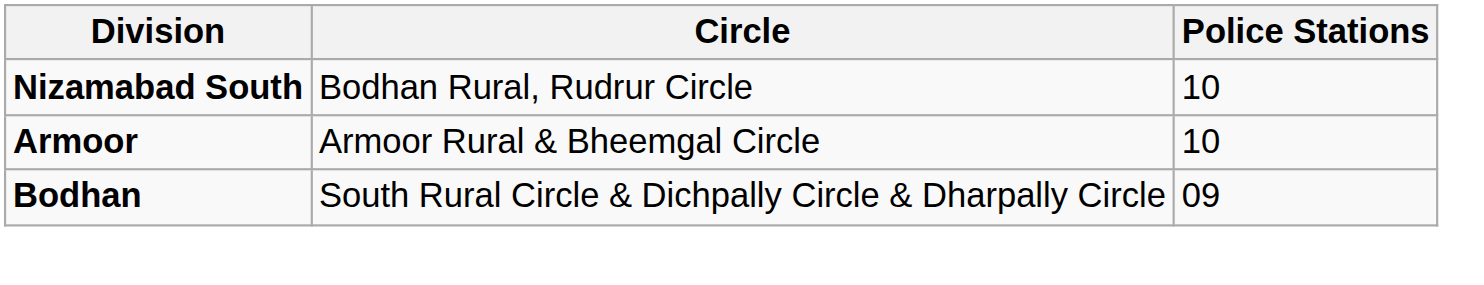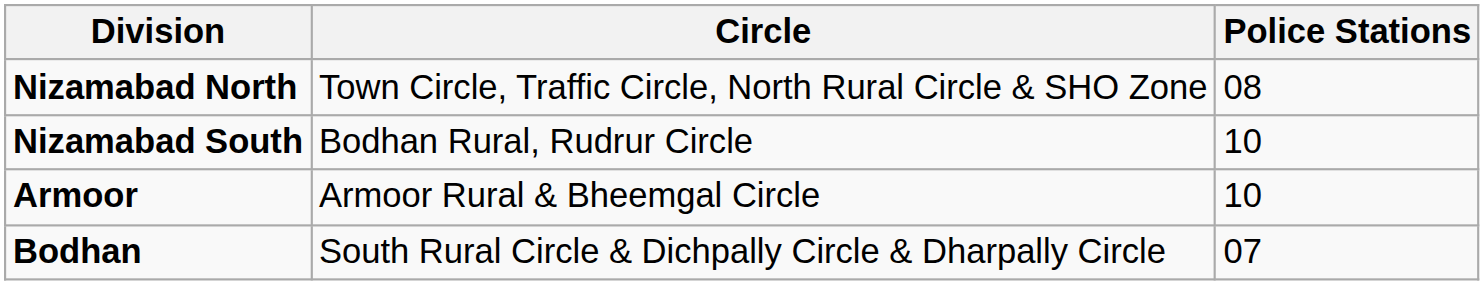+ row: (155, 86)
(1201, 196) 09 -> (1243, 251) 07
